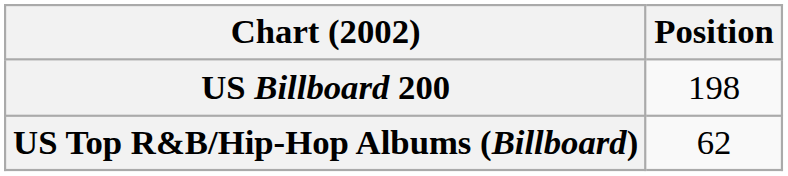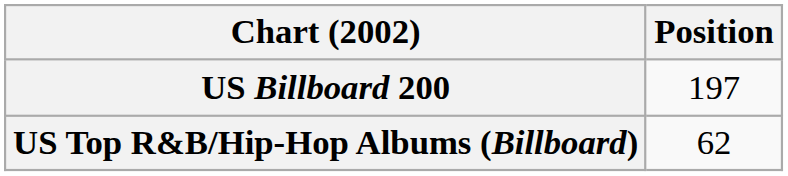(714, 87) 198 -> (714, 87) 197
